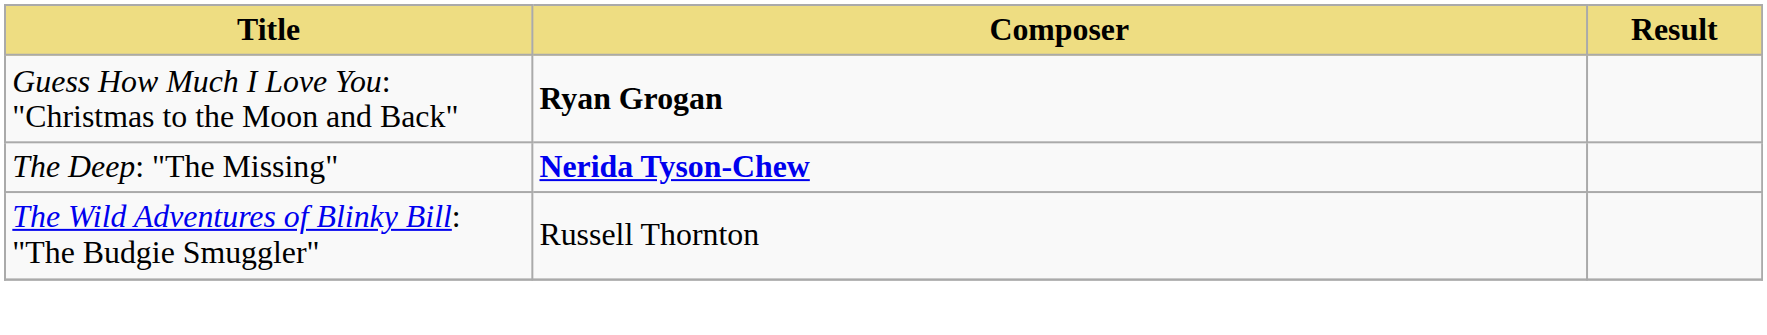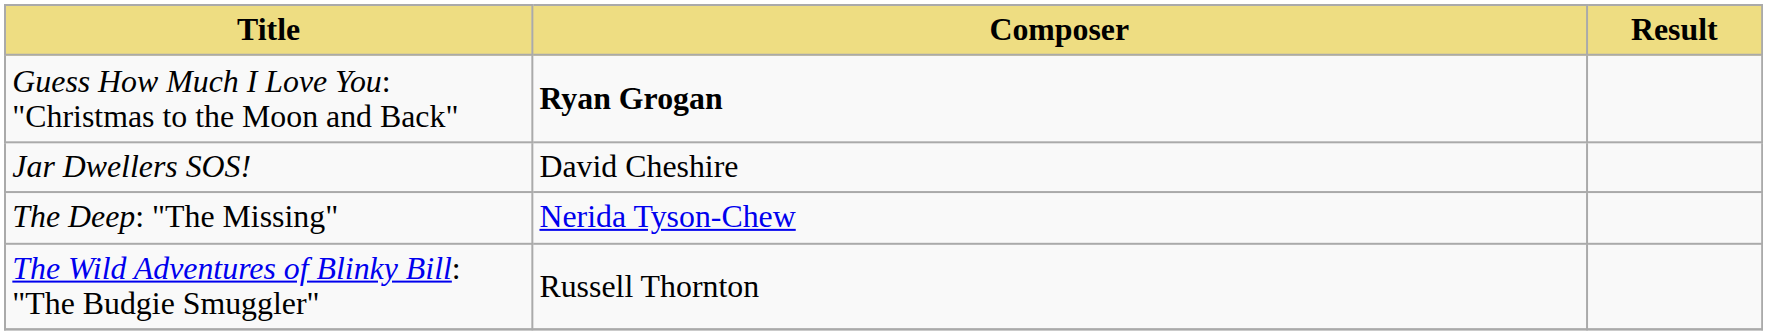+ row: (132, 166)
(675, 166) bold -> (668, 217) normal
